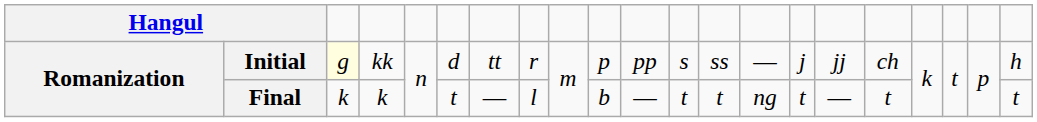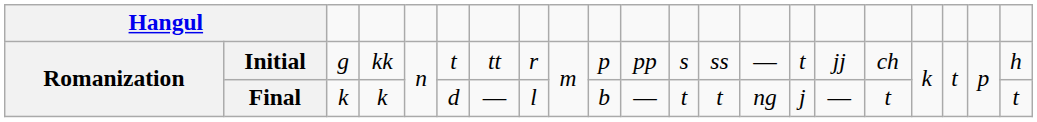(343, 60) lightyellow background -> (343, 60) no background
(454, 60) d -> (454, 60) t
(802, 60) j -> (802, 60) t
(454, 97) t -> (454, 97) d
(802, 97) t -> (802, 97) j
